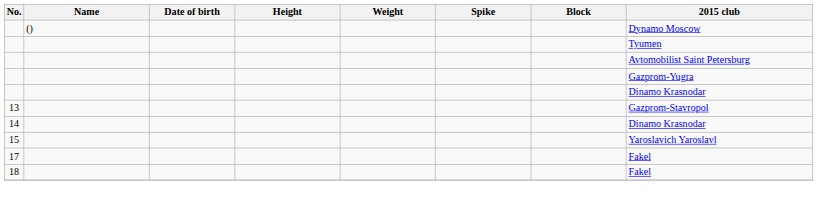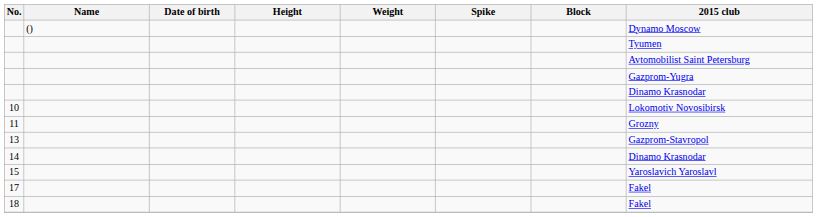+ row: (14, 108)
+ row: (14, 124)
